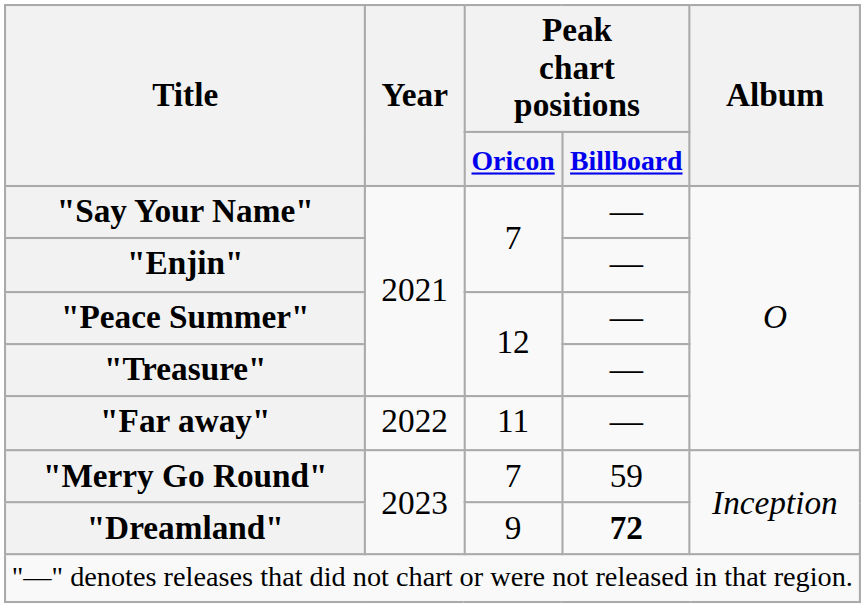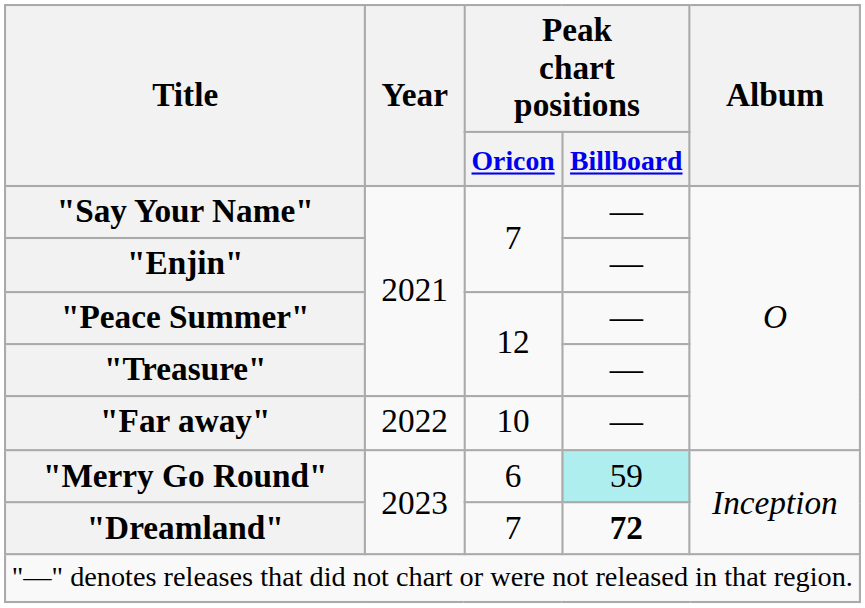(513, 422) 11 -> (513, 422) 10
(513, 475) 7 -> (513, 475) 6
(626, 475) no background -> (626, 475) paleturquoise background
(513, 528) 9 -> (513, 528) 7
